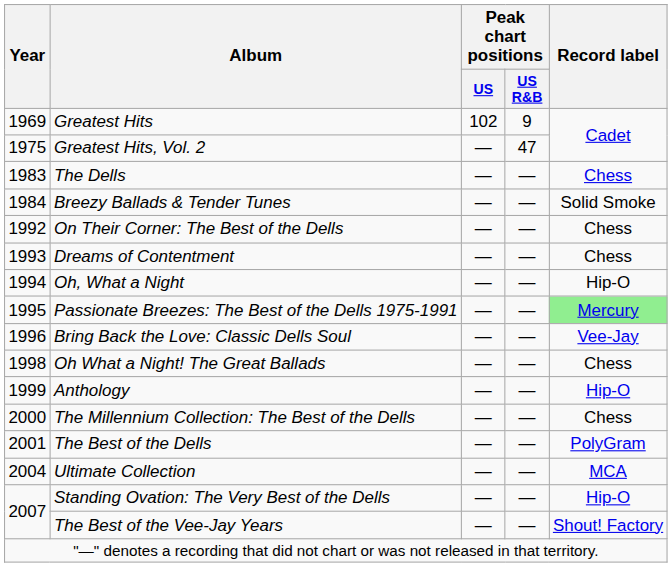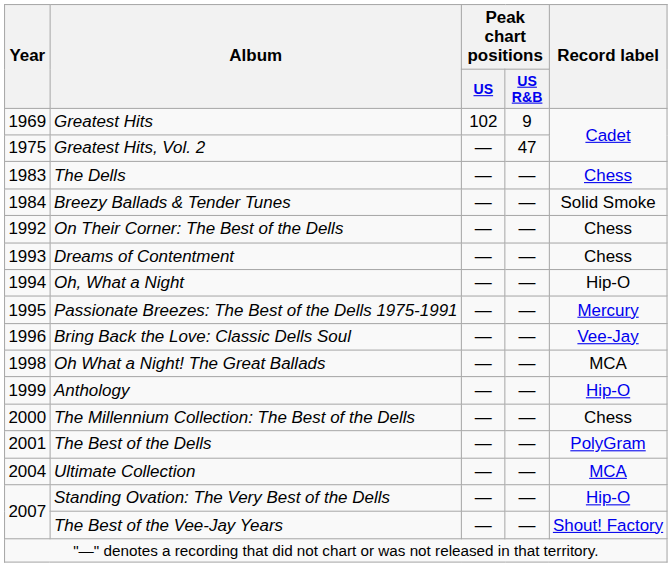(608, 309) lightgreen background -> (608, 309) no background
(608, 363) Chess -> (608, 363) MCA
